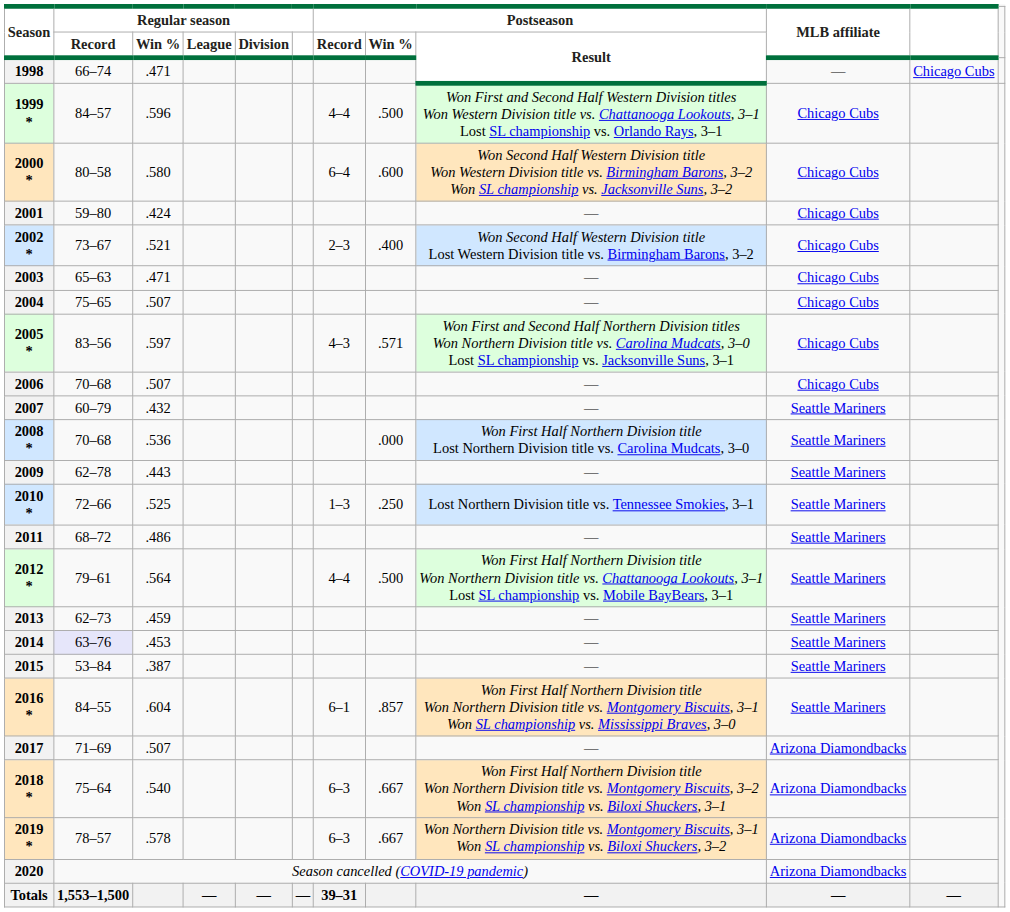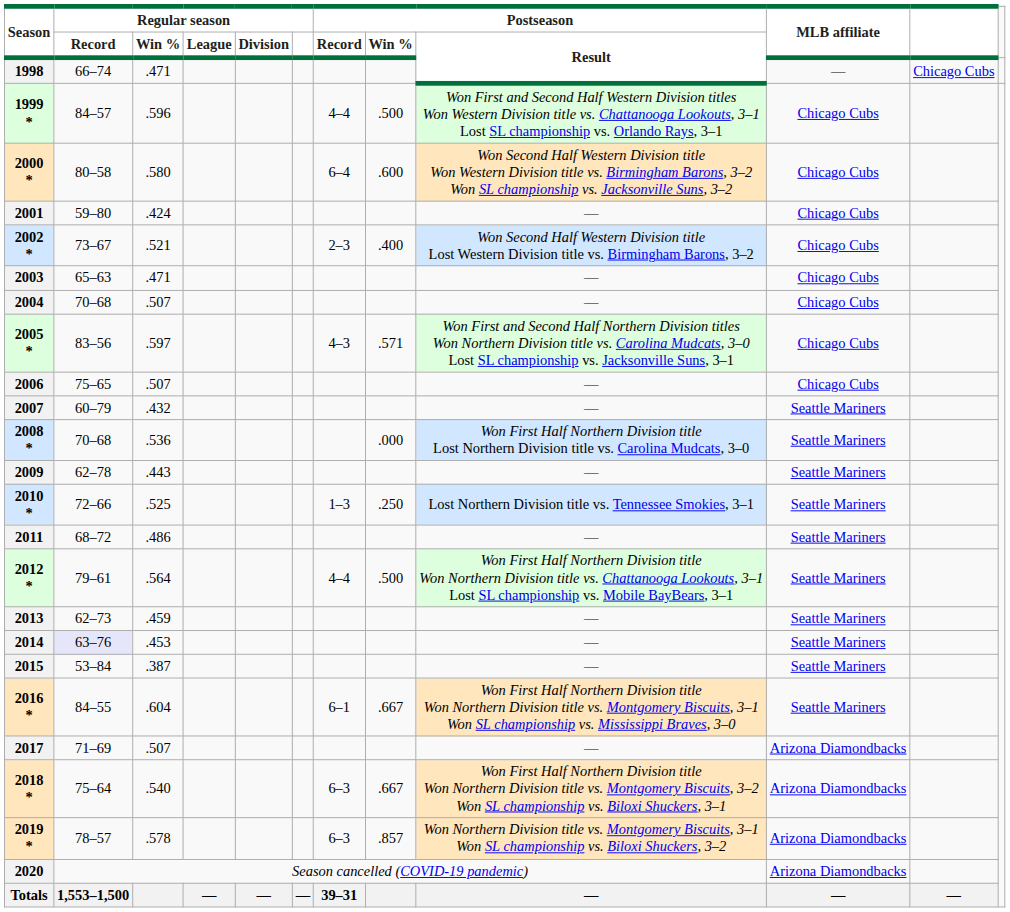(93, 302) 75–65 -> (93, 302) 70–68
(93, 383) 70–68 -> (93, 383) 75–65
(391, 707) .857 -> (391, 707) .667
(391, 838) .667 -> (391, 838) .857
